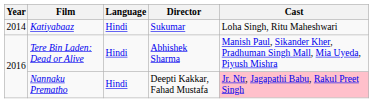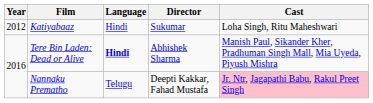(16, 27) 2014 -> (16, 27) 2012
(117, 53) normal -> (117, 53) bold
(117, 84) Hindi -> (119, 84) Telugu
